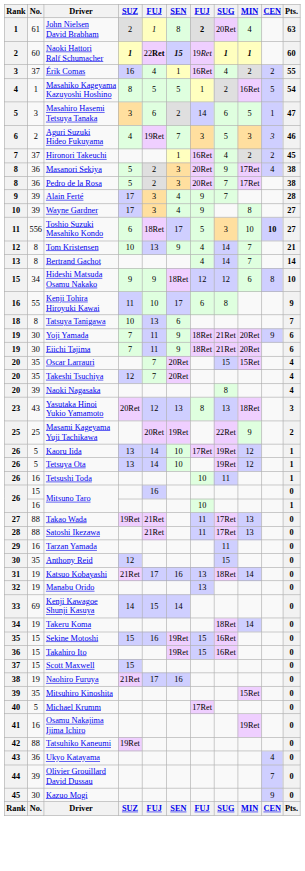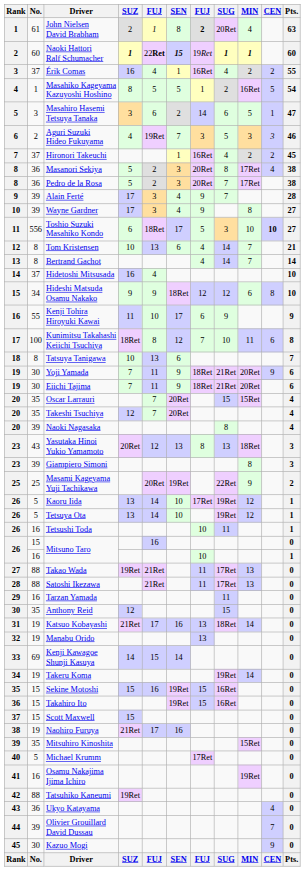(226, 169) 9 -> (226, 169) 8
(178, 247) 9 -> (179, 247) 6
+ row: (36, 274)
(226, 303) 8 -> (226, 316) 9
+ row: (36, 340)
+ row: (36, 464)
(226, 624) 18Ret -> (226, 675) 19Ret
